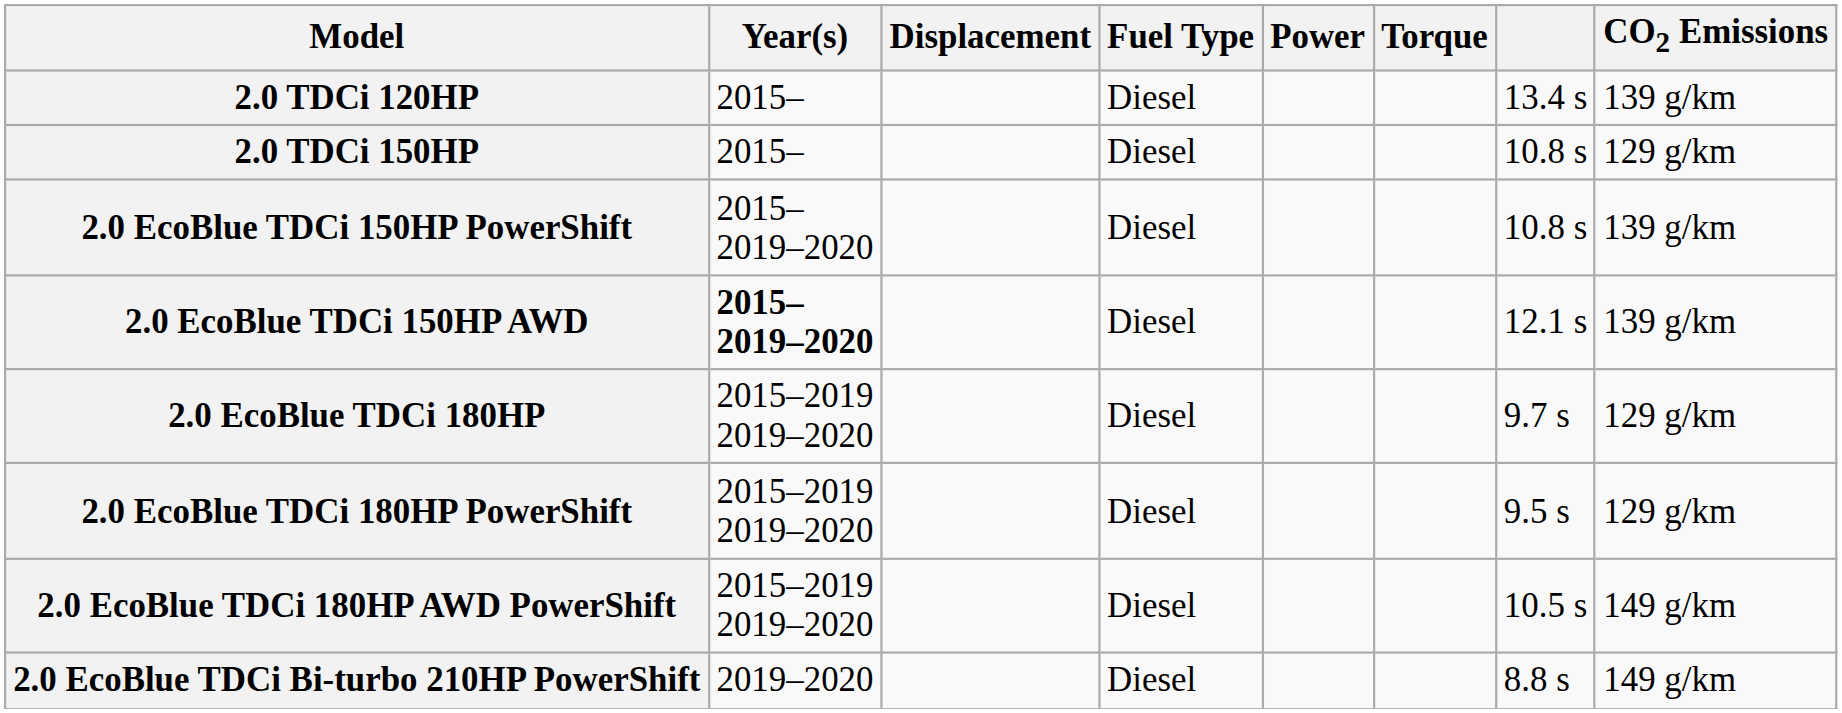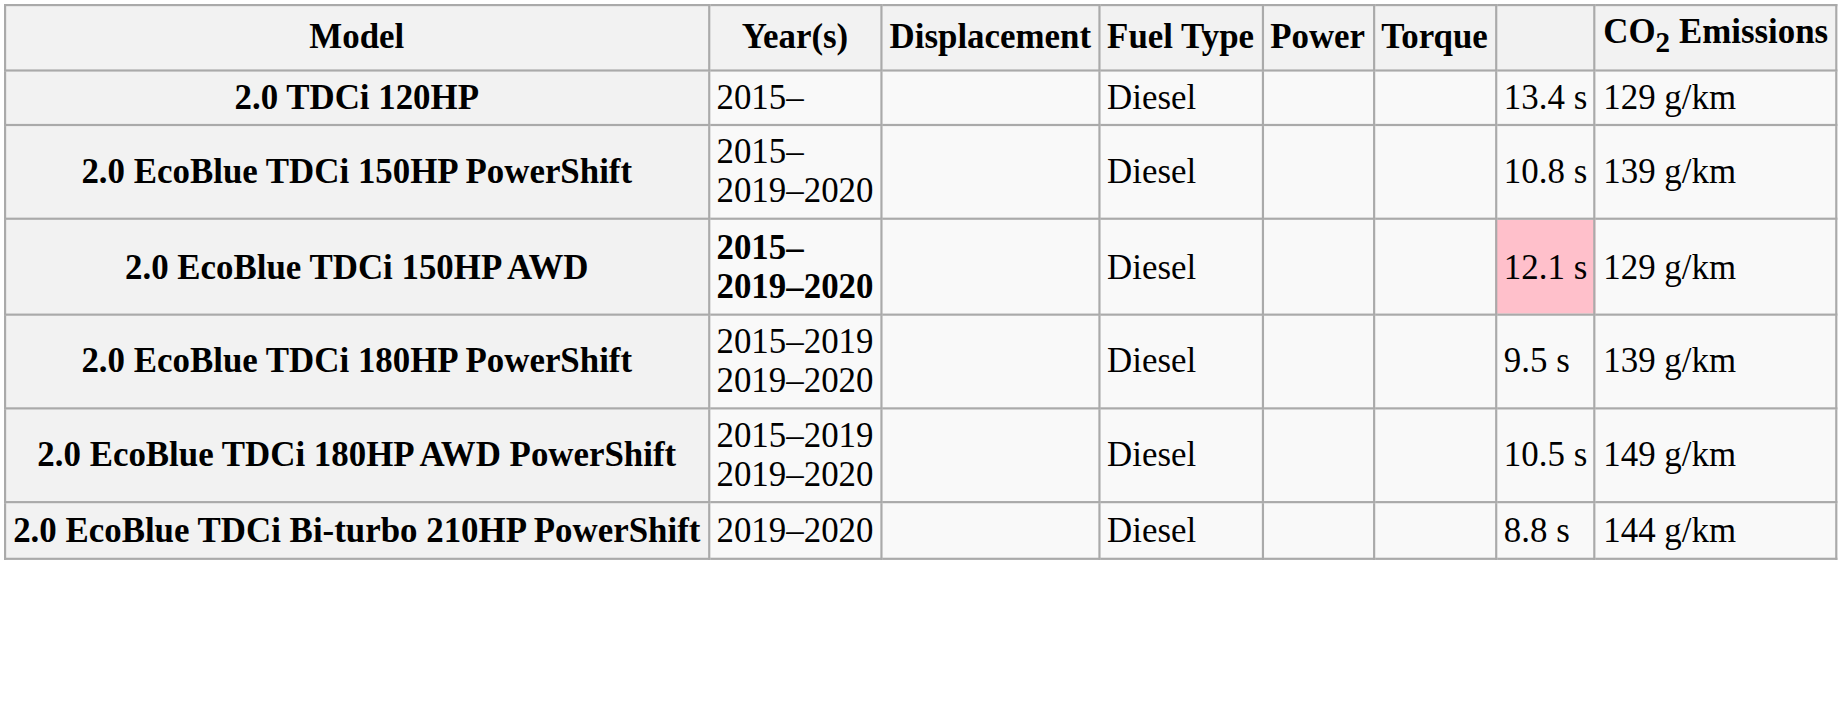(1670, 96) 139 g/km -> (1670, 96) 129 g/km
- row: (357, 151)
(1546, 321) no background -> (1546, 266) pink background
(1670, 321) 139 g/km -> (1670, 266) 129 g/km
- row: (357, 415)
(1670, 510) 129 g/km -> (1670, 360) 139 g/km
(1670, 680) 149 g/km -> (1670, 530) 144 g/km
